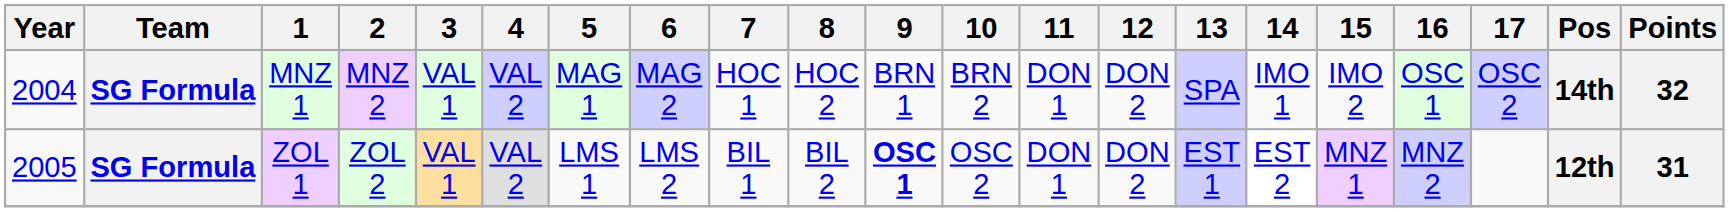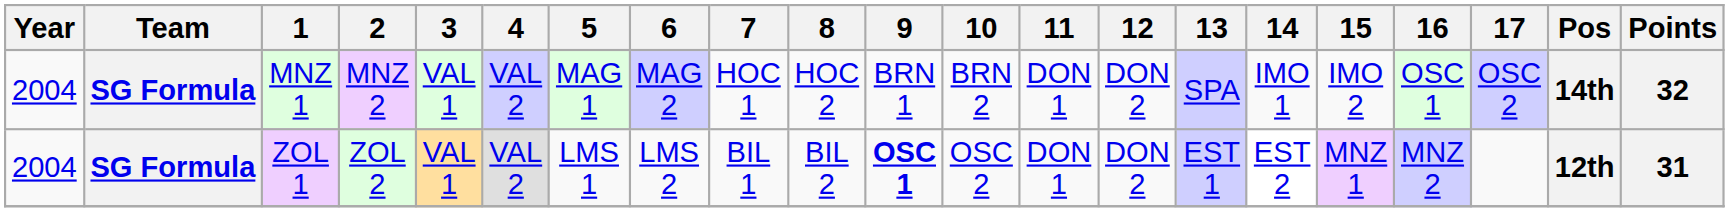(44, 168) 2005 -> (44, 168) 2004
